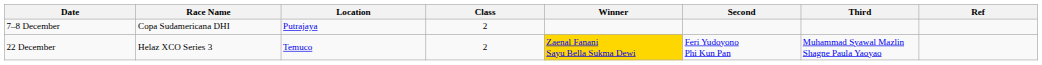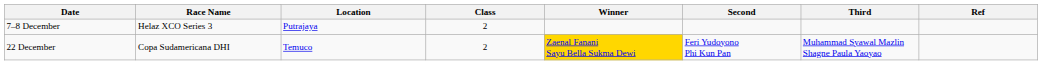(184, 26) Copa Sudamericana DHI -> (175, 26) Helaz XCO Series 3
(175, 47) Helaz XCO Series 3 -> (184, 47) Copa Sudamericana DHI
